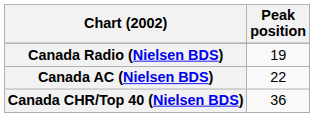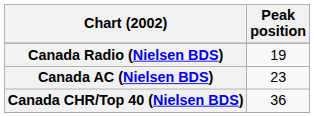(278, 77) 22 -> (278, 77) 23
